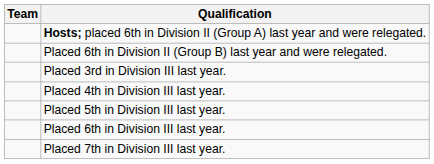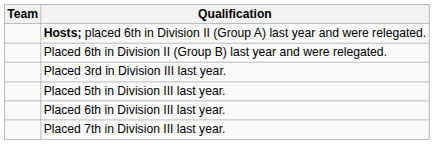- row: (135, 91)
